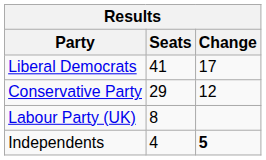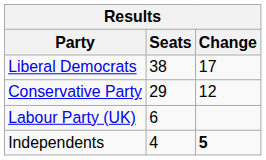(158, 67) 41 -> (158, 67) 38
(154, 117) 8 -> (154, 117) 6
